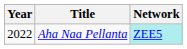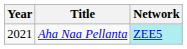(20, 34) 2022 -> (20, 34) 2021
